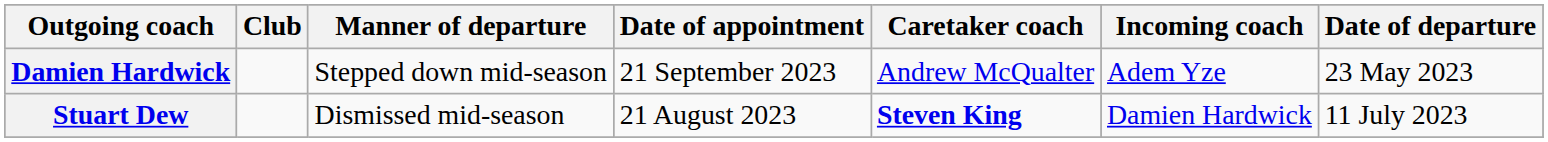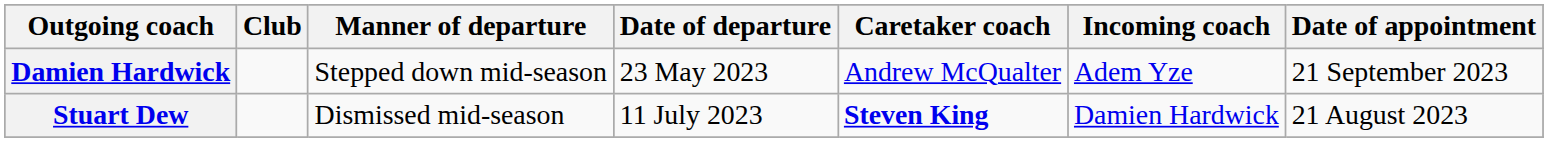columns swapped: (1430, 26) <-> (742, 26)
